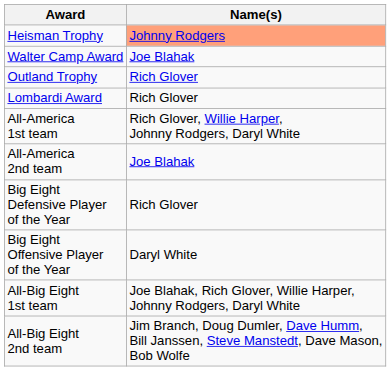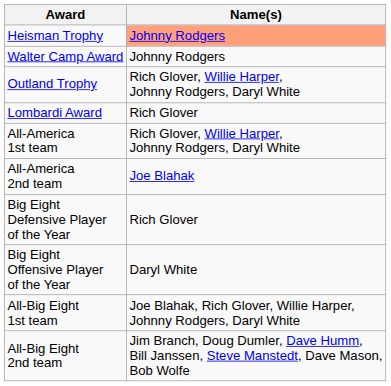(162, 56) Joe Blahak -> (177, 56) Johnny Rodgers
(164, 77) Rich Glover -> (215, 84) Rich Glover, Willie Harper, Johnny Rodgers, Daryl White
